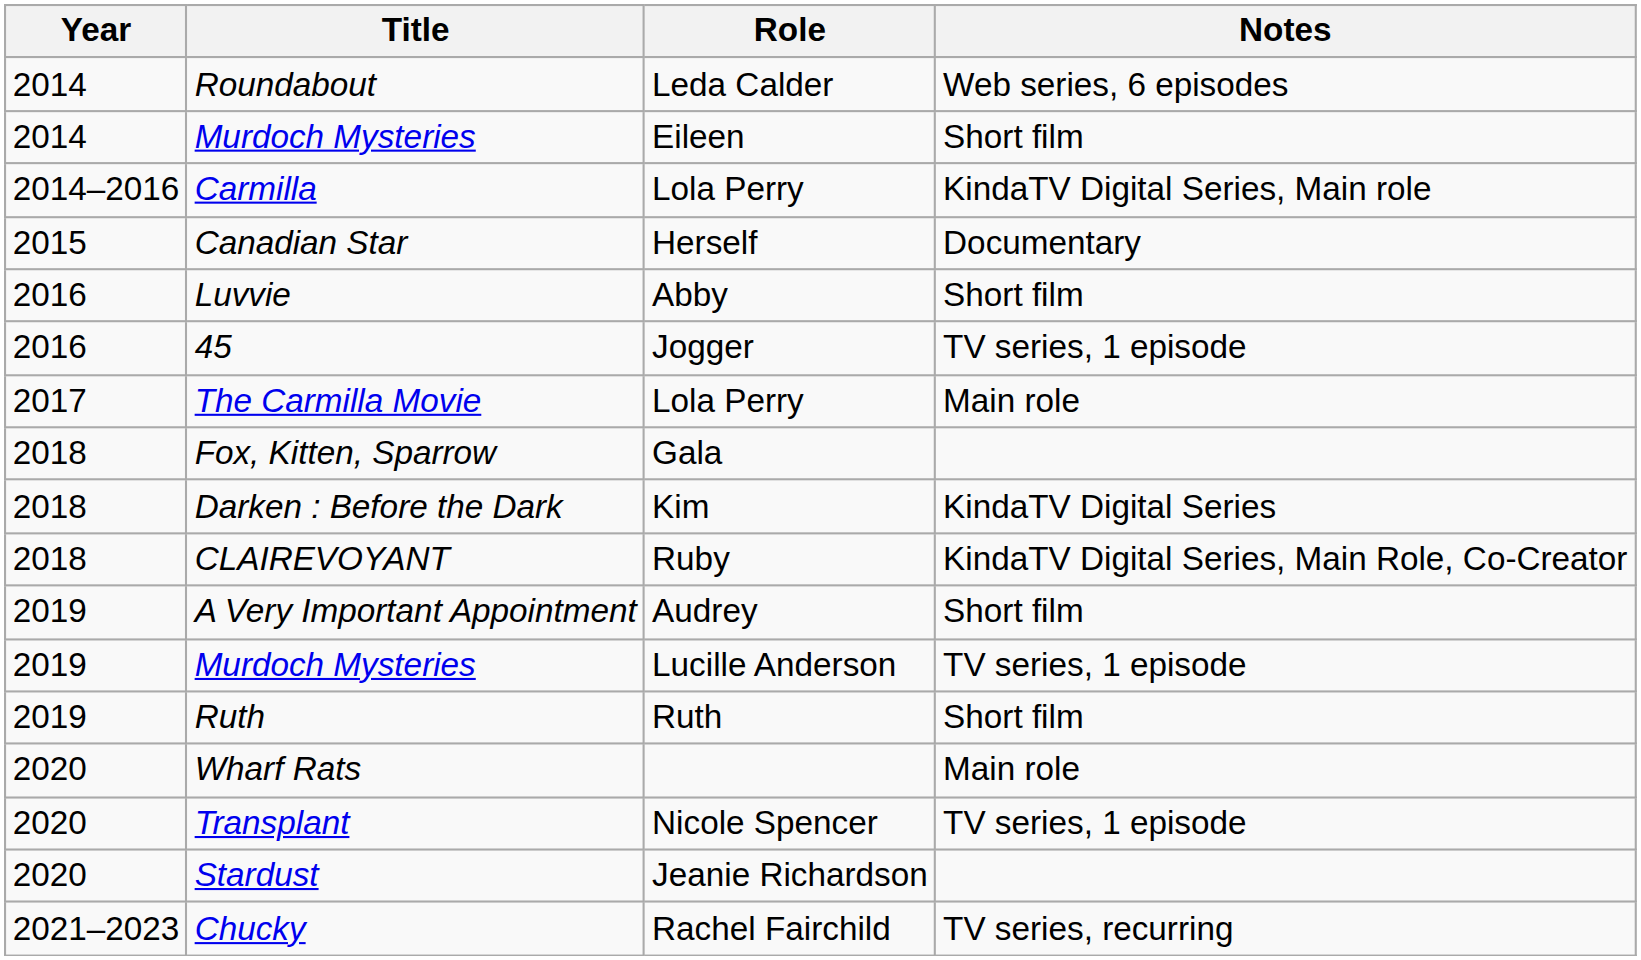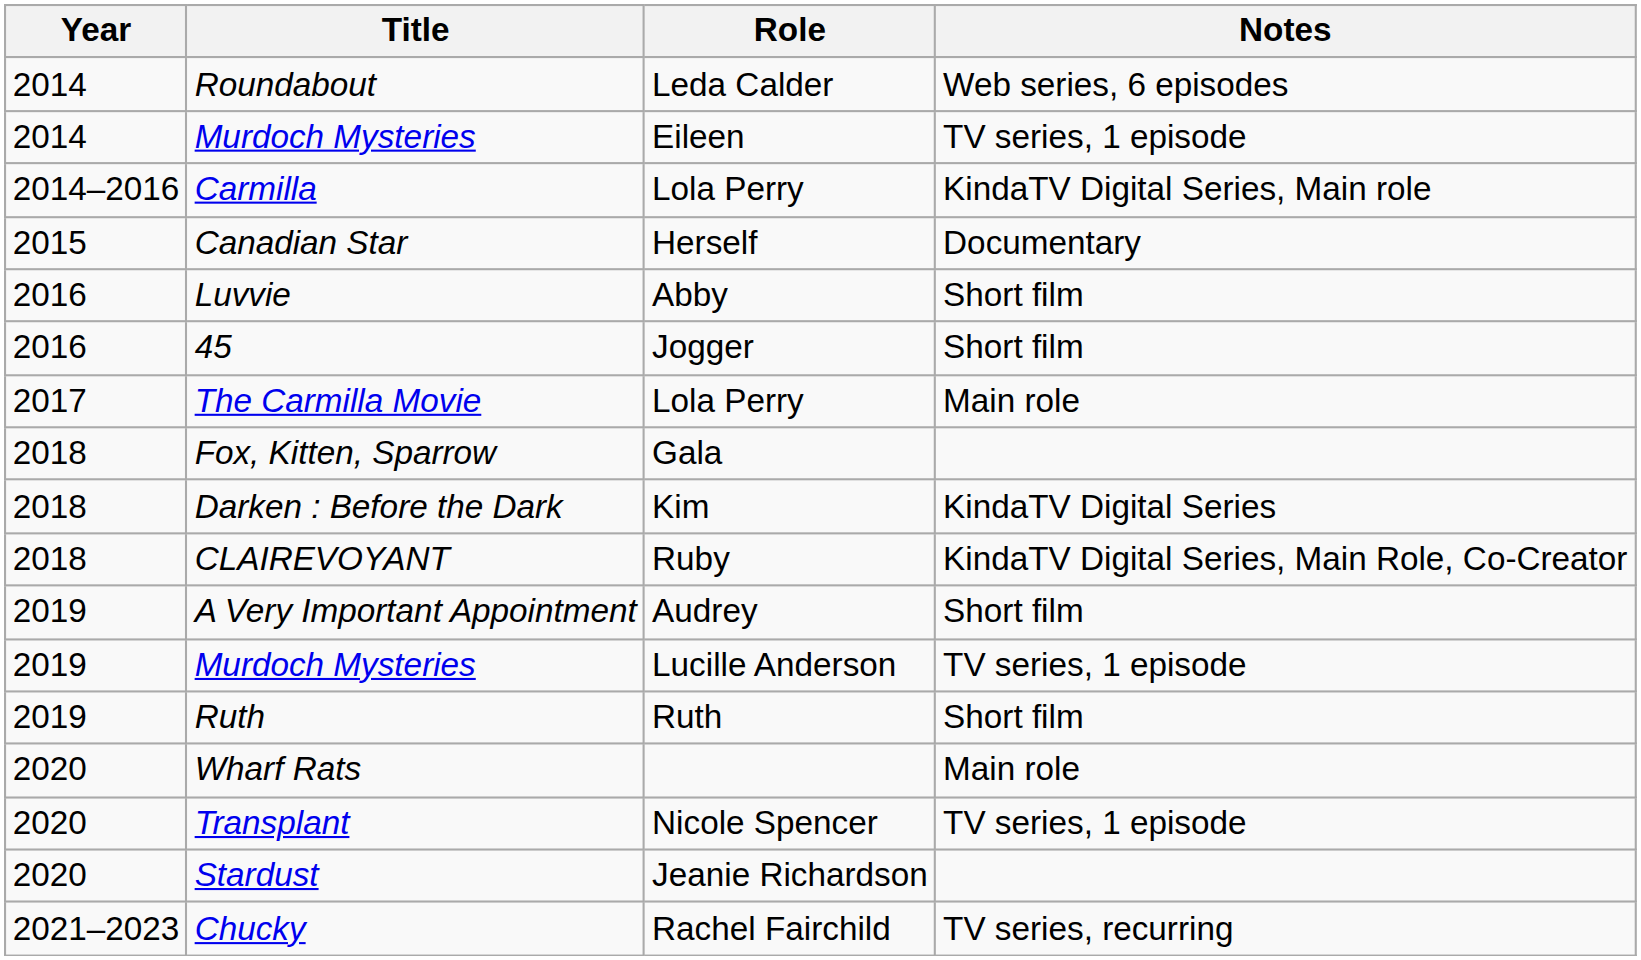(1013, 136) Short film -> (1095, 136) TV series, 1 episode
(1095, 347) TV series, 1 episode -> (1013, 347) Short film
